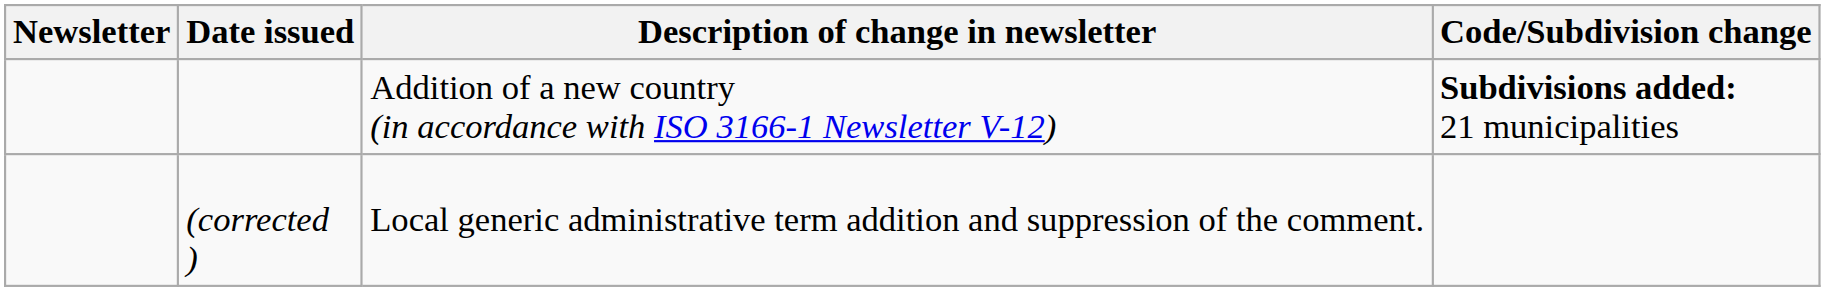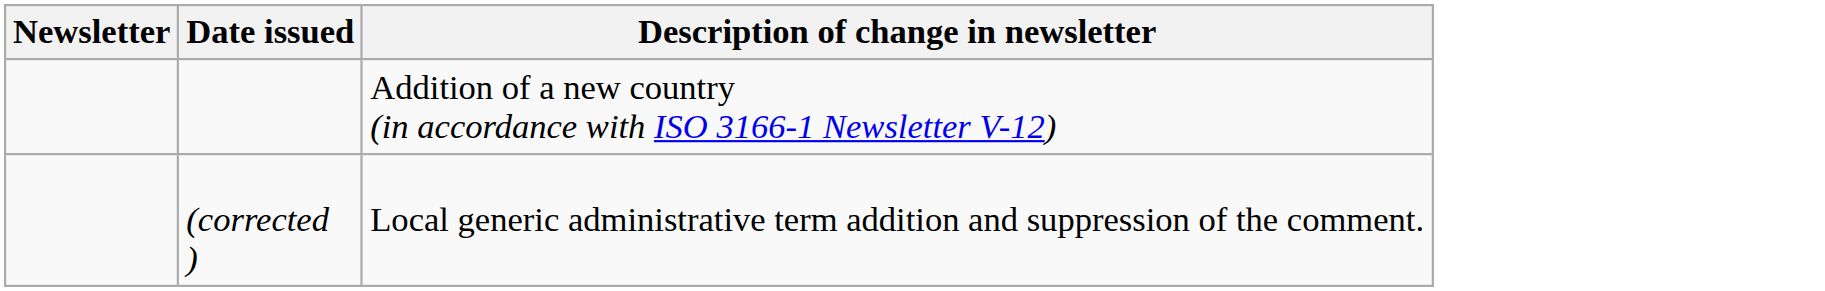- column: (1626, 31)
